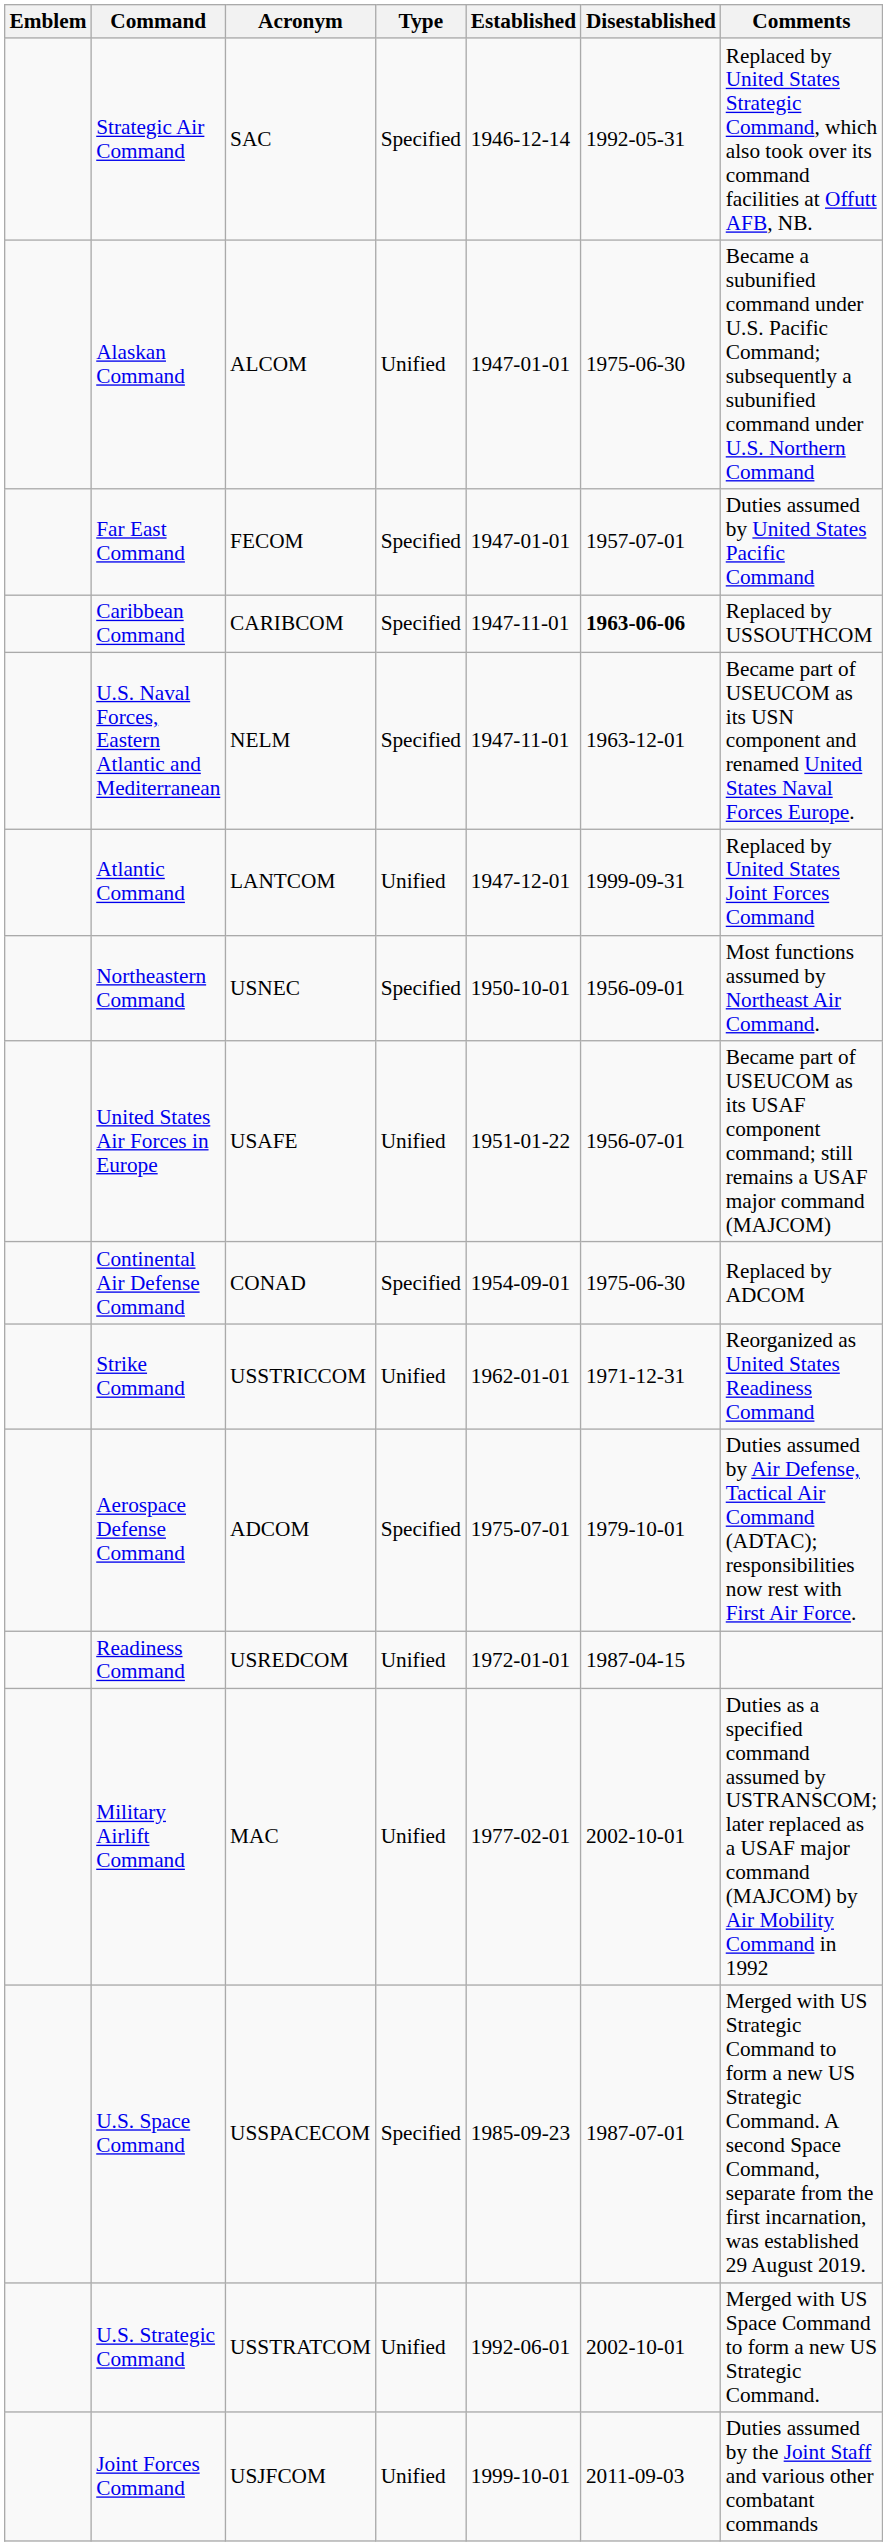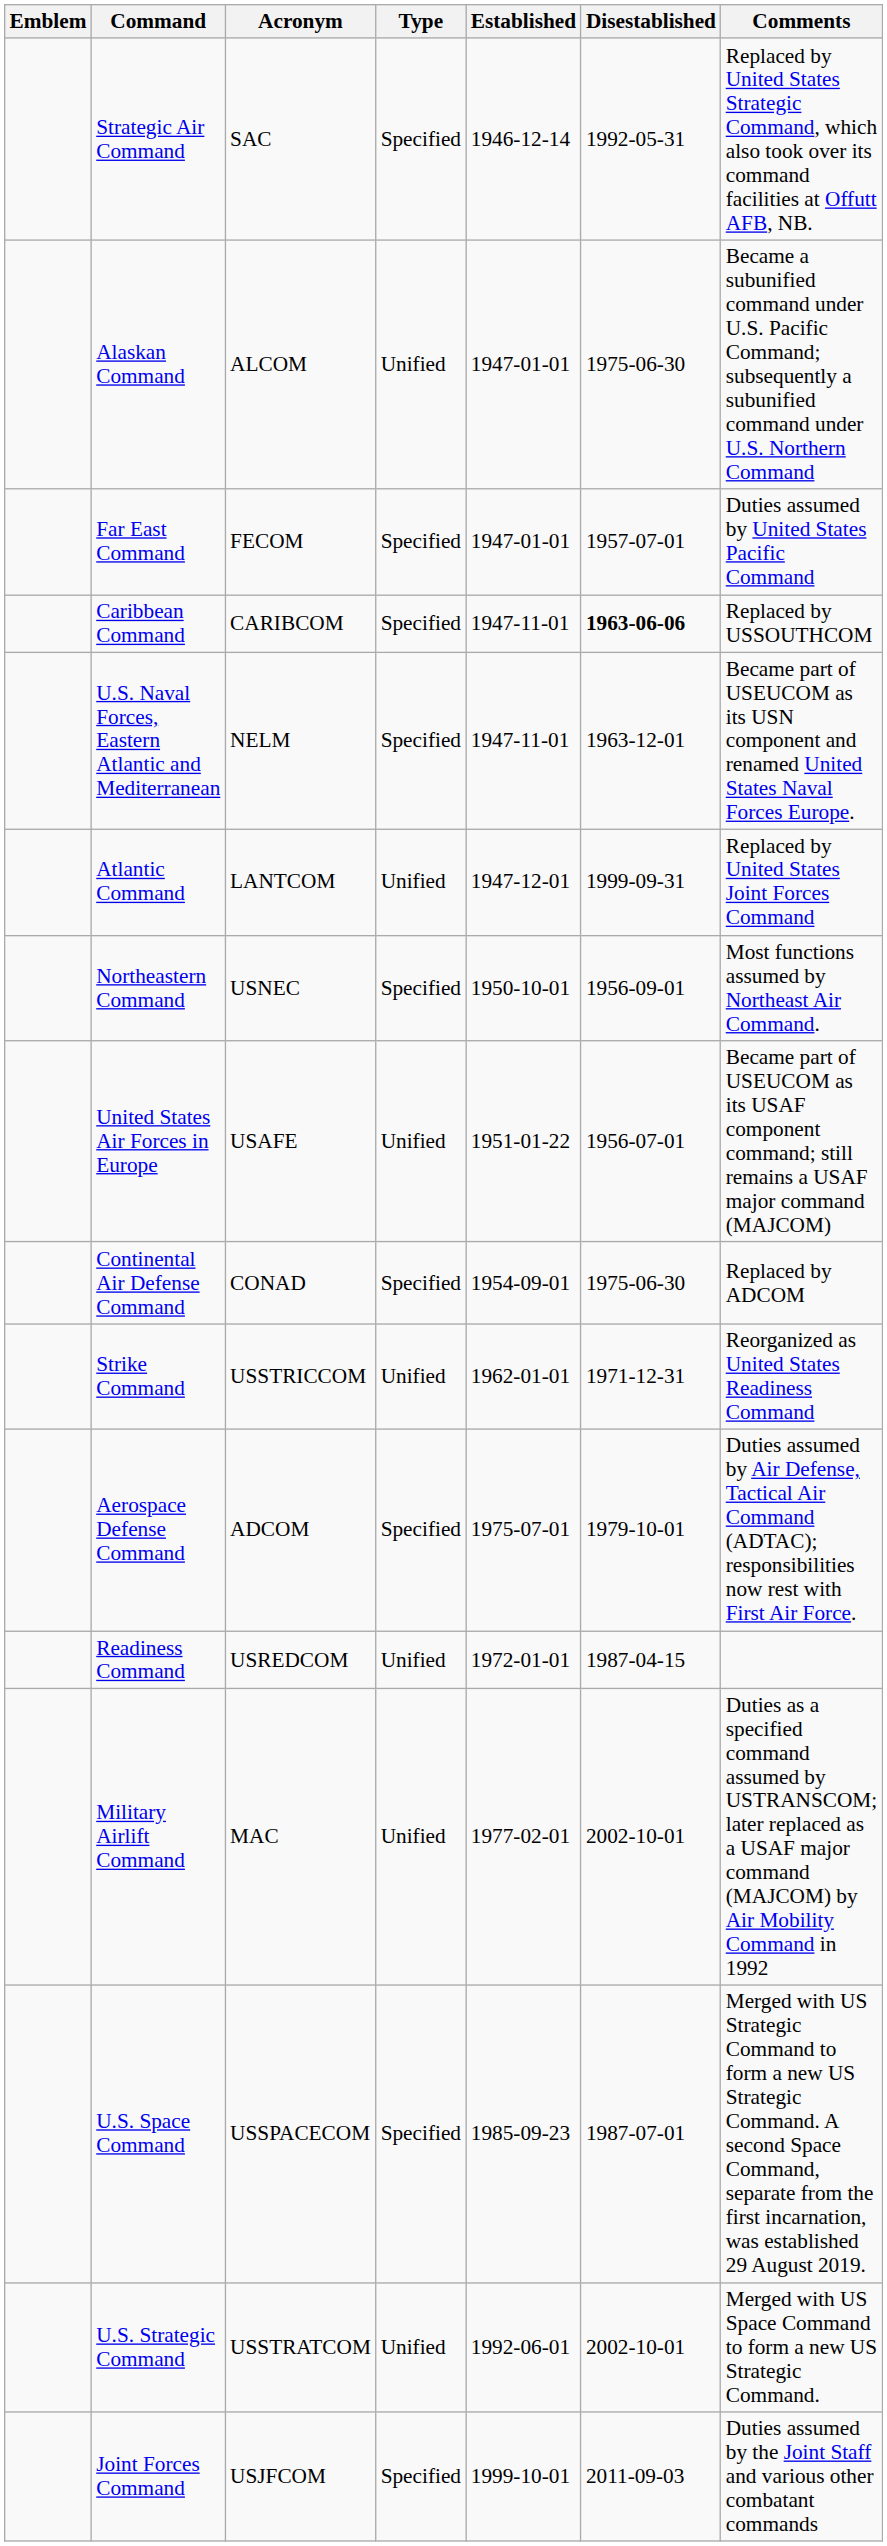(413, 2476) Unified -> (421, 2476) Specified
